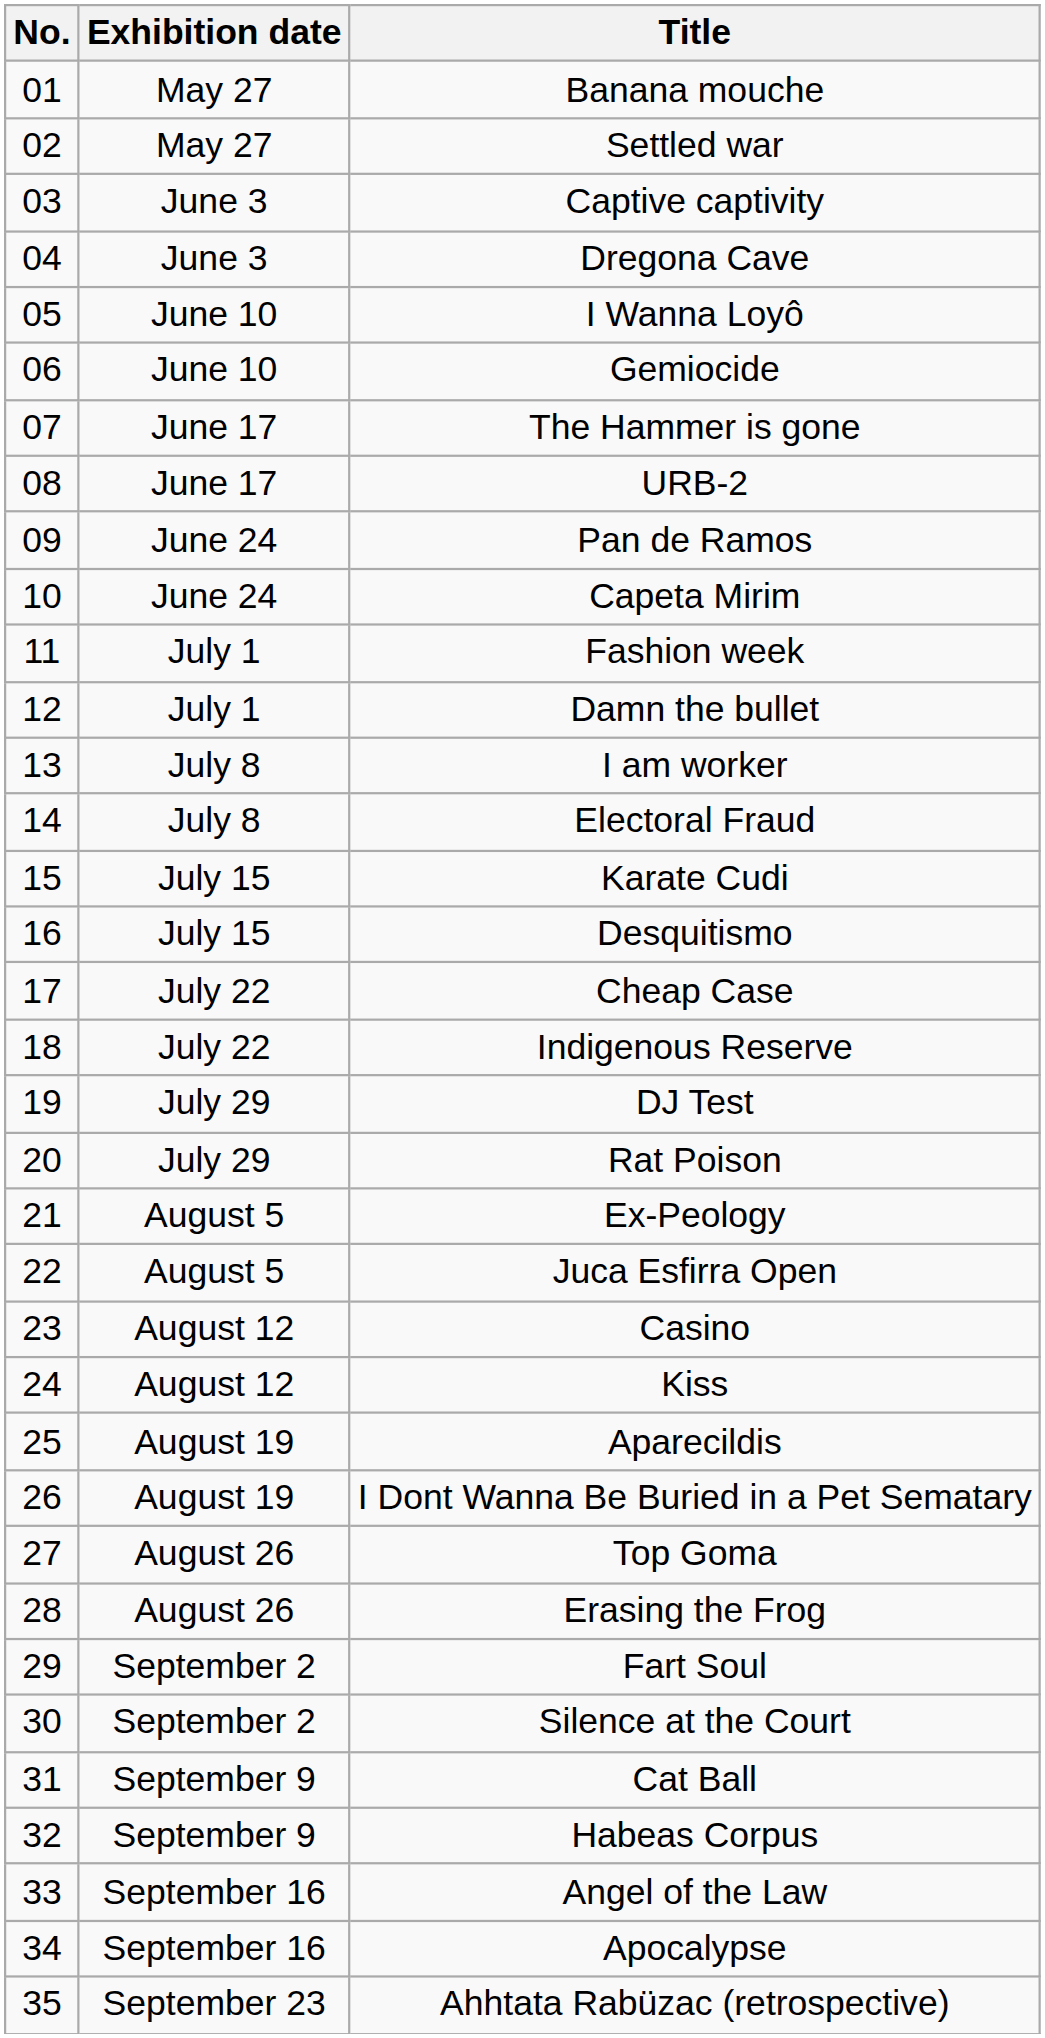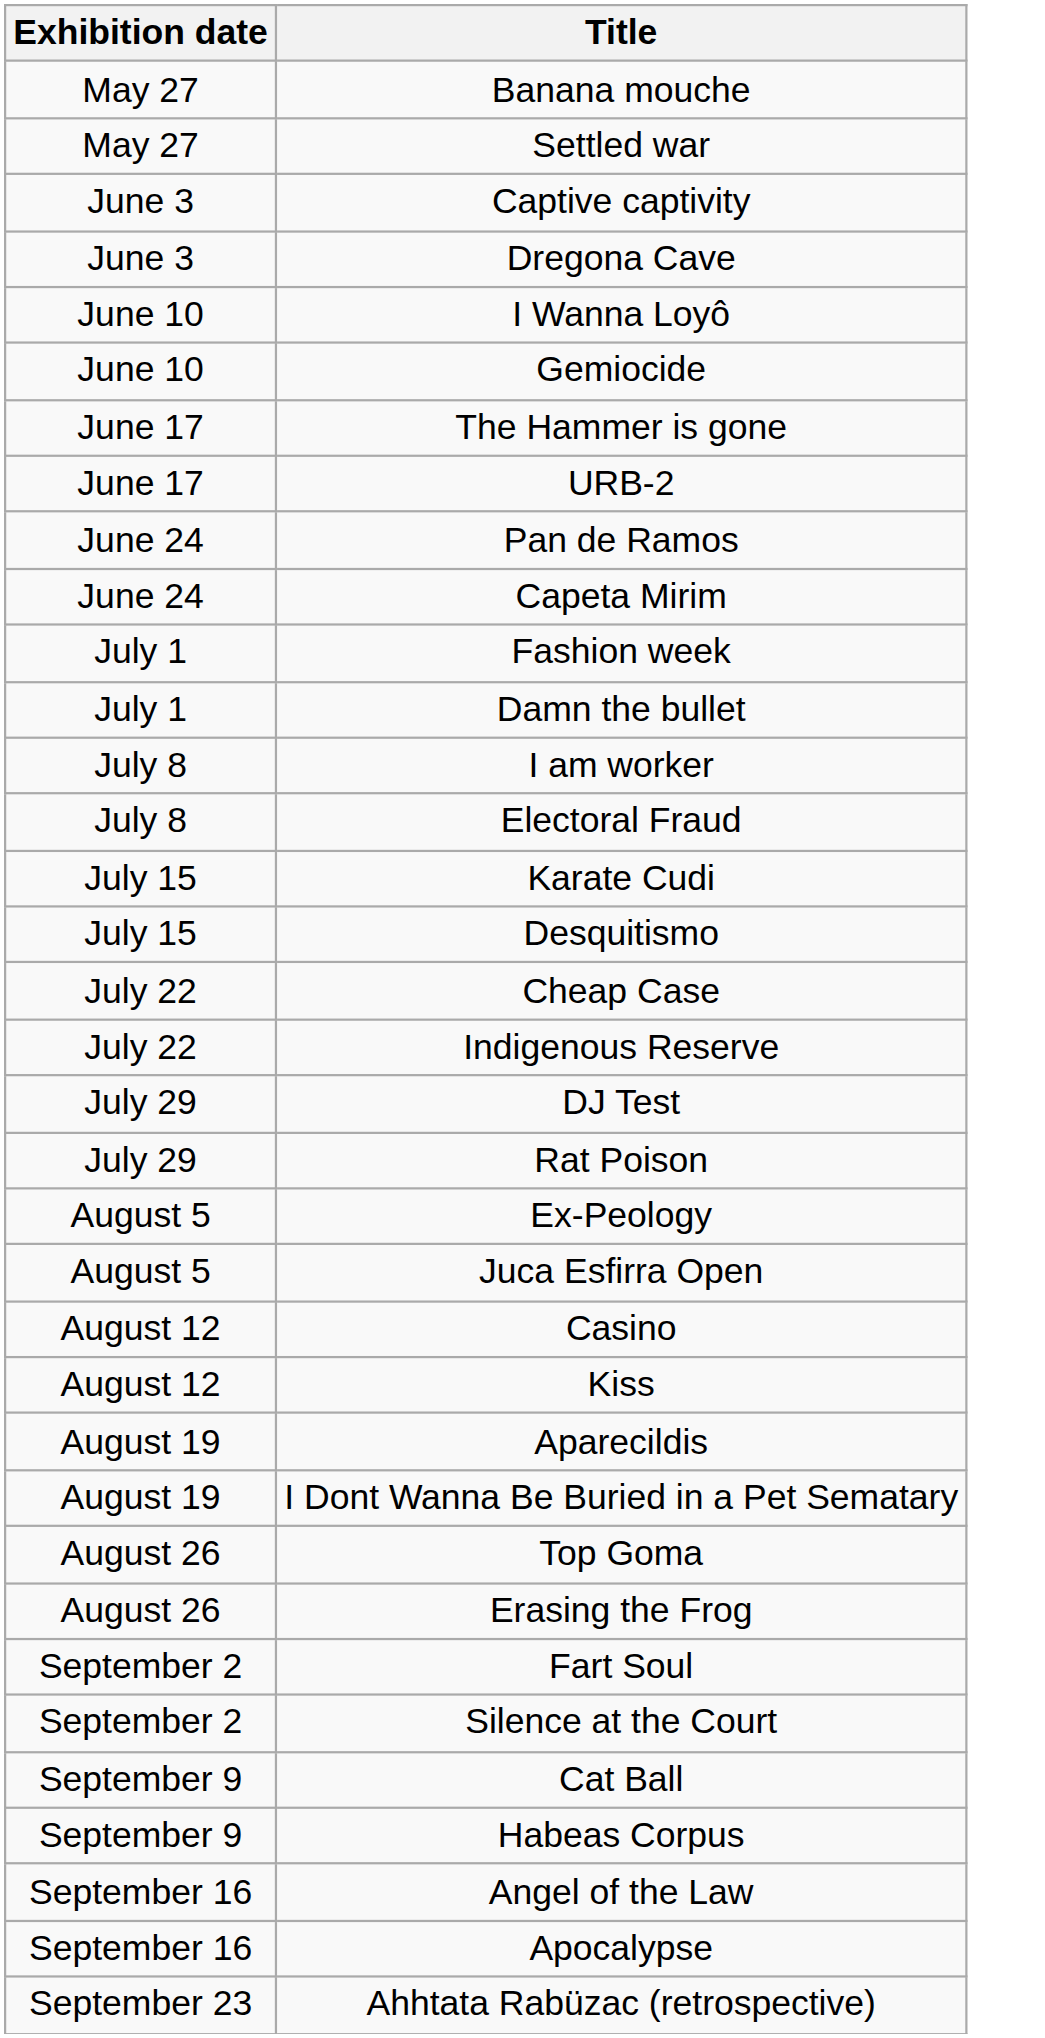- column: (42, 32)
